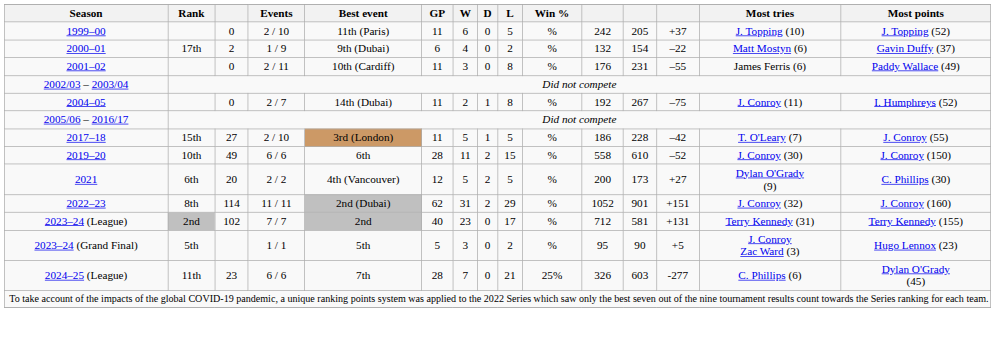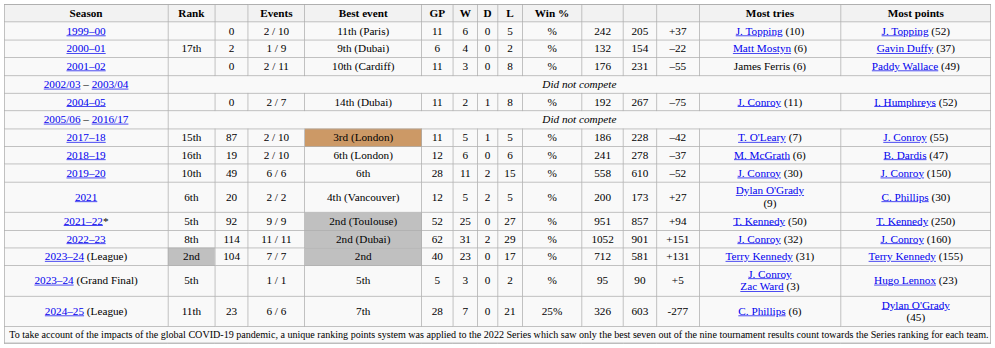(232, 137) 27 -> (232, 137) 87
+ row: (86, 155)
+ row: (86, 221)
(232, 221) 102 -> (232, 256) 104
